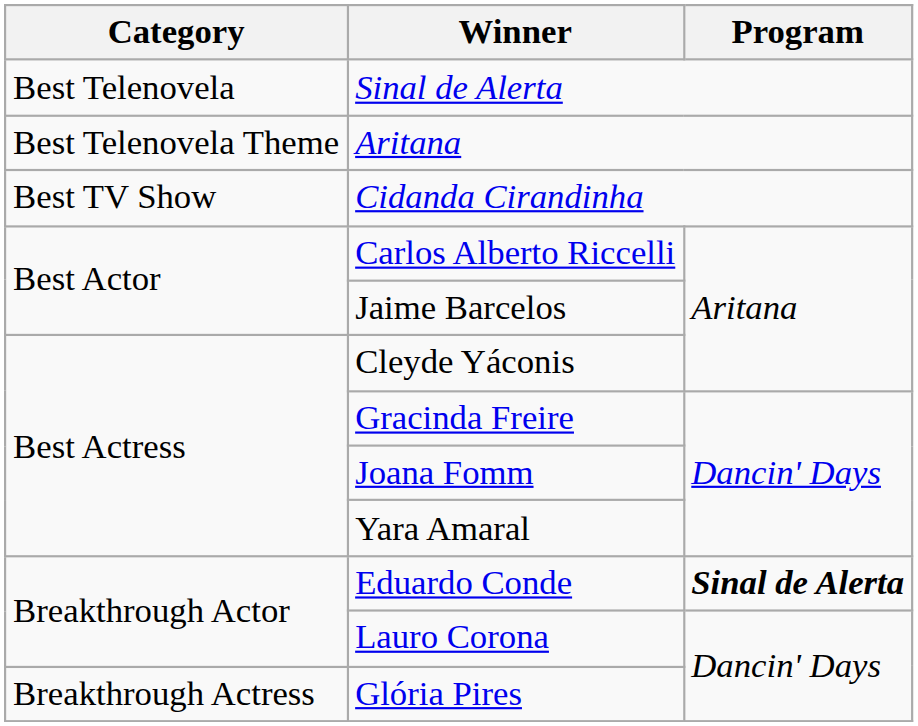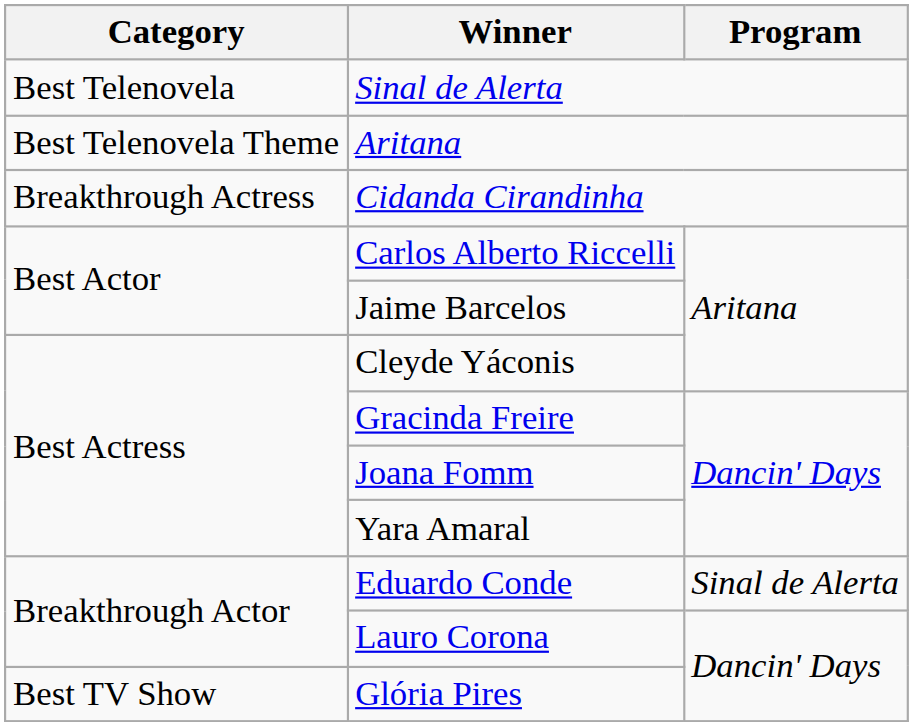(115, 197) Best TV Show -> (164, 197) Breakthrough Actress
(798, 582) bold -> (795, 582) normal
(164, 692) Breakthrough Actress -> (115, 692) Best TV Show
